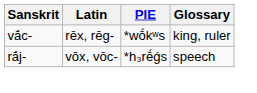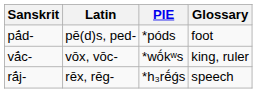+ row: (21, 35)
(90, 35) rēx, rēg- -> (92, 56) vōx, vōc-
(92, 56) vōx, vōc- -> (90, 77) rēx, rēg-
